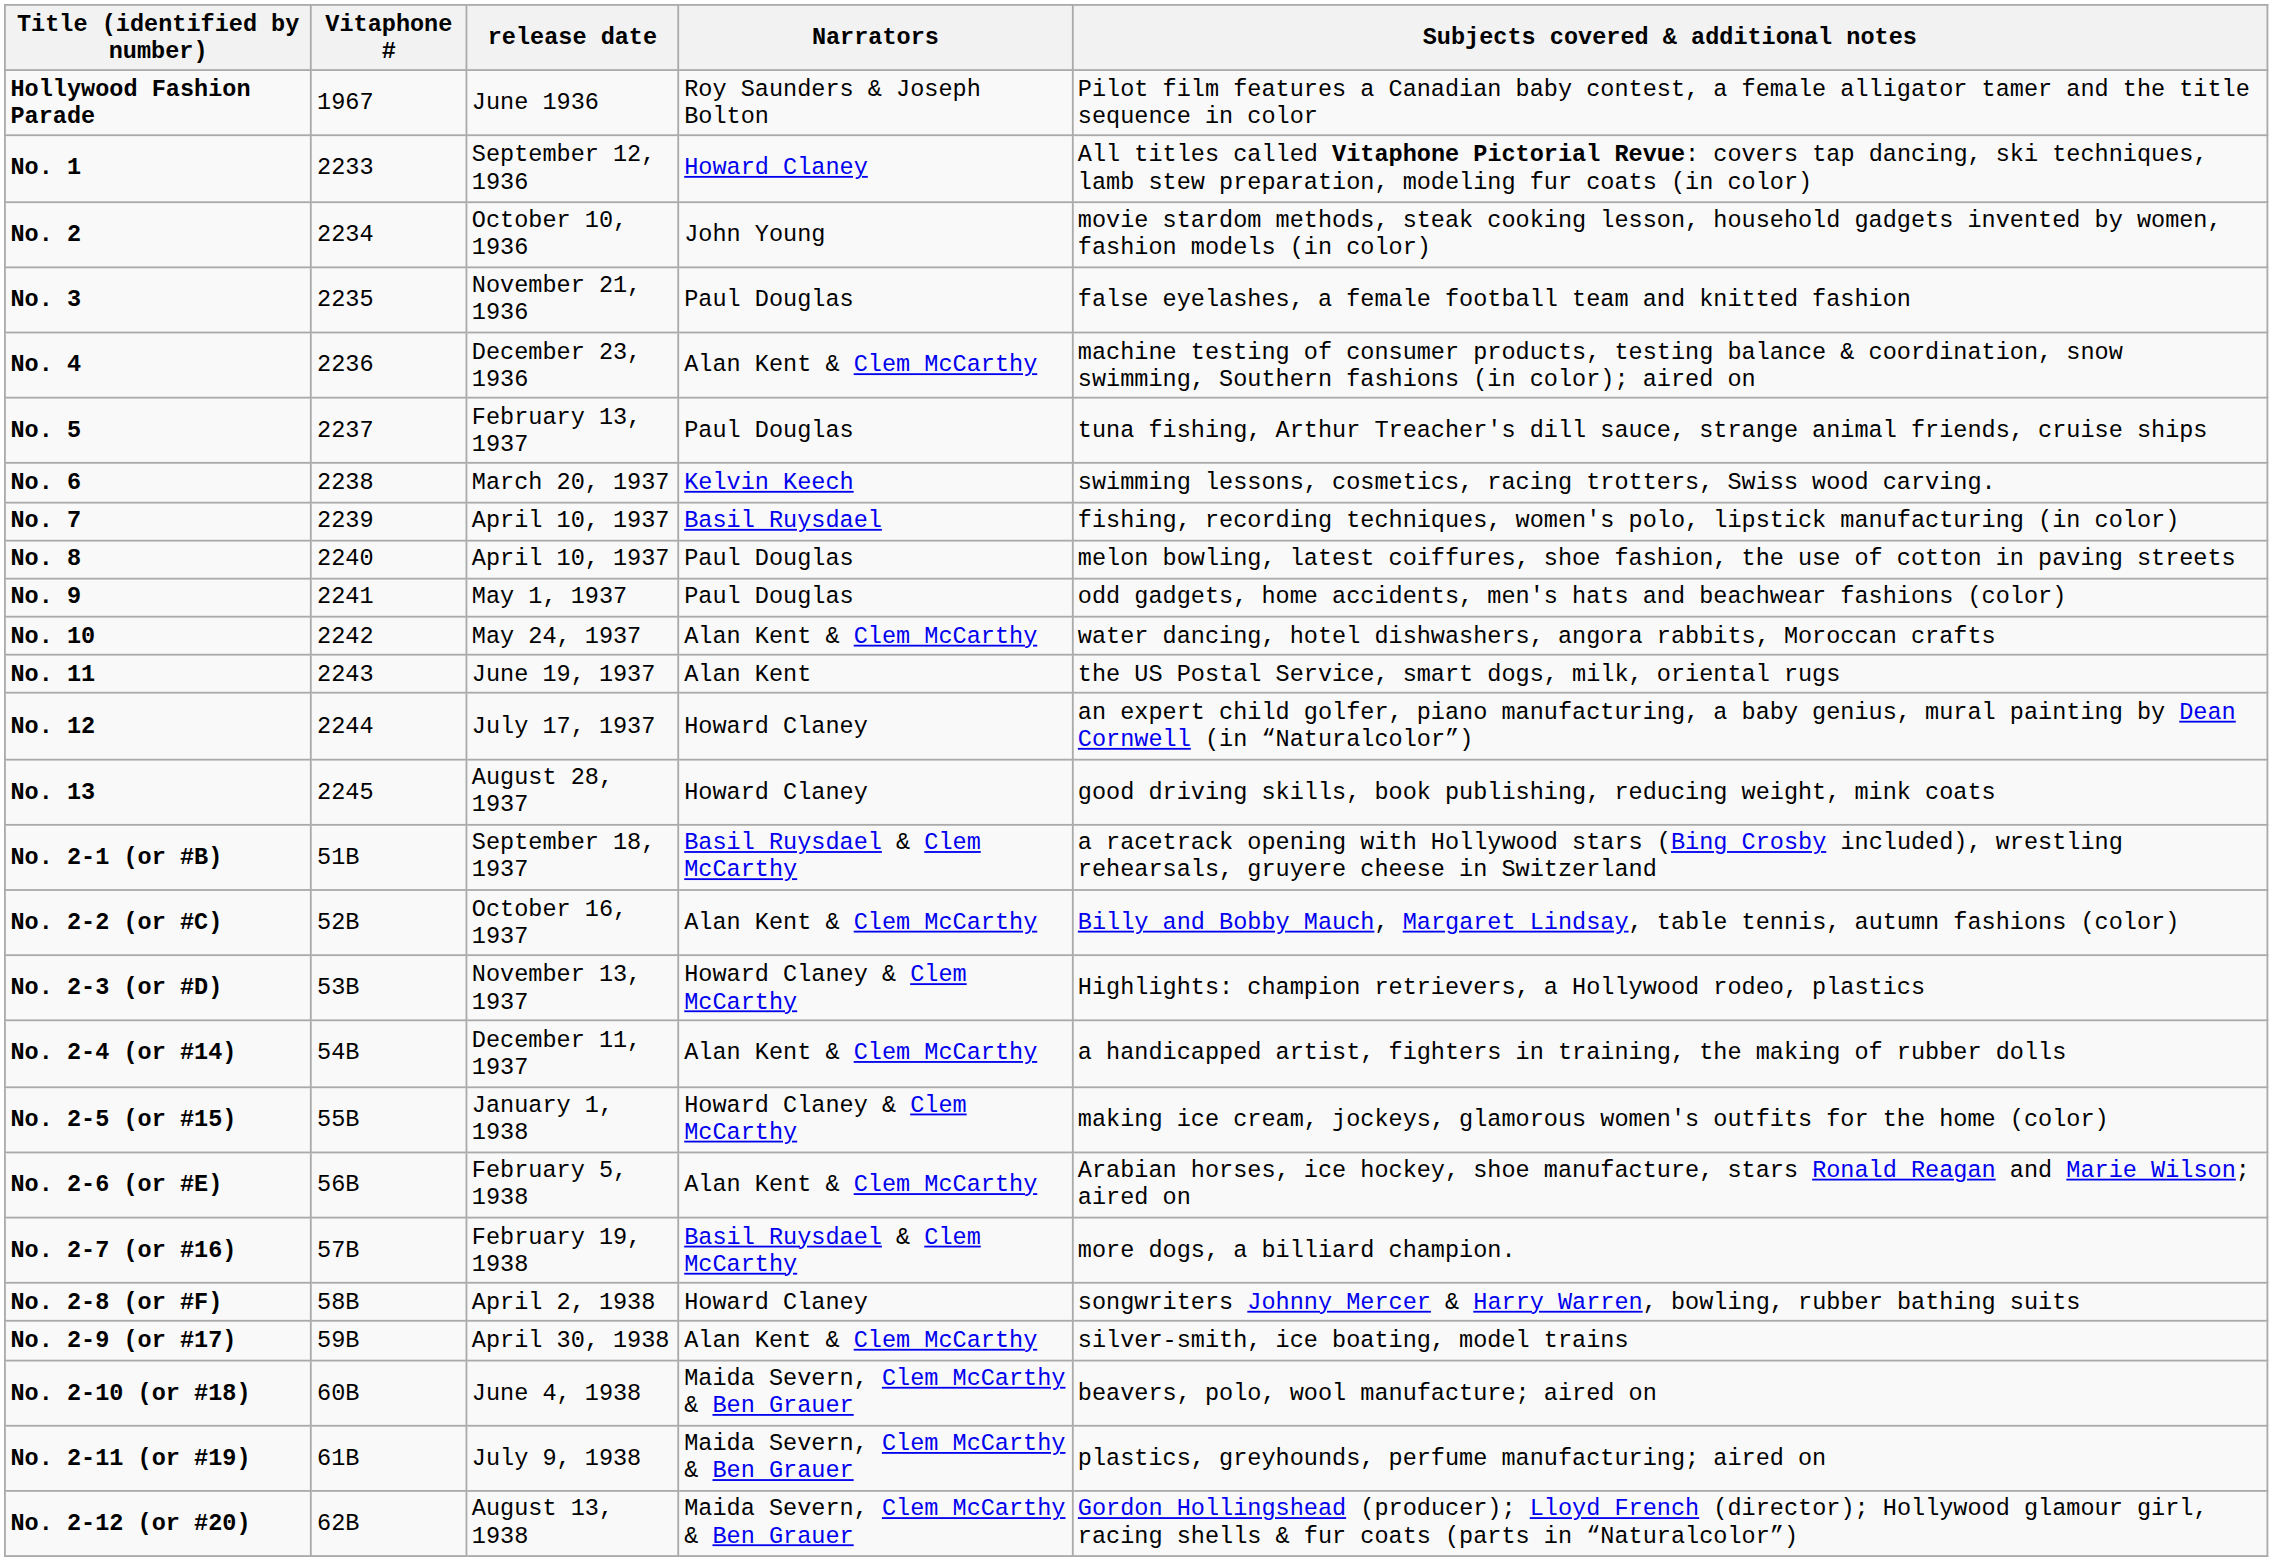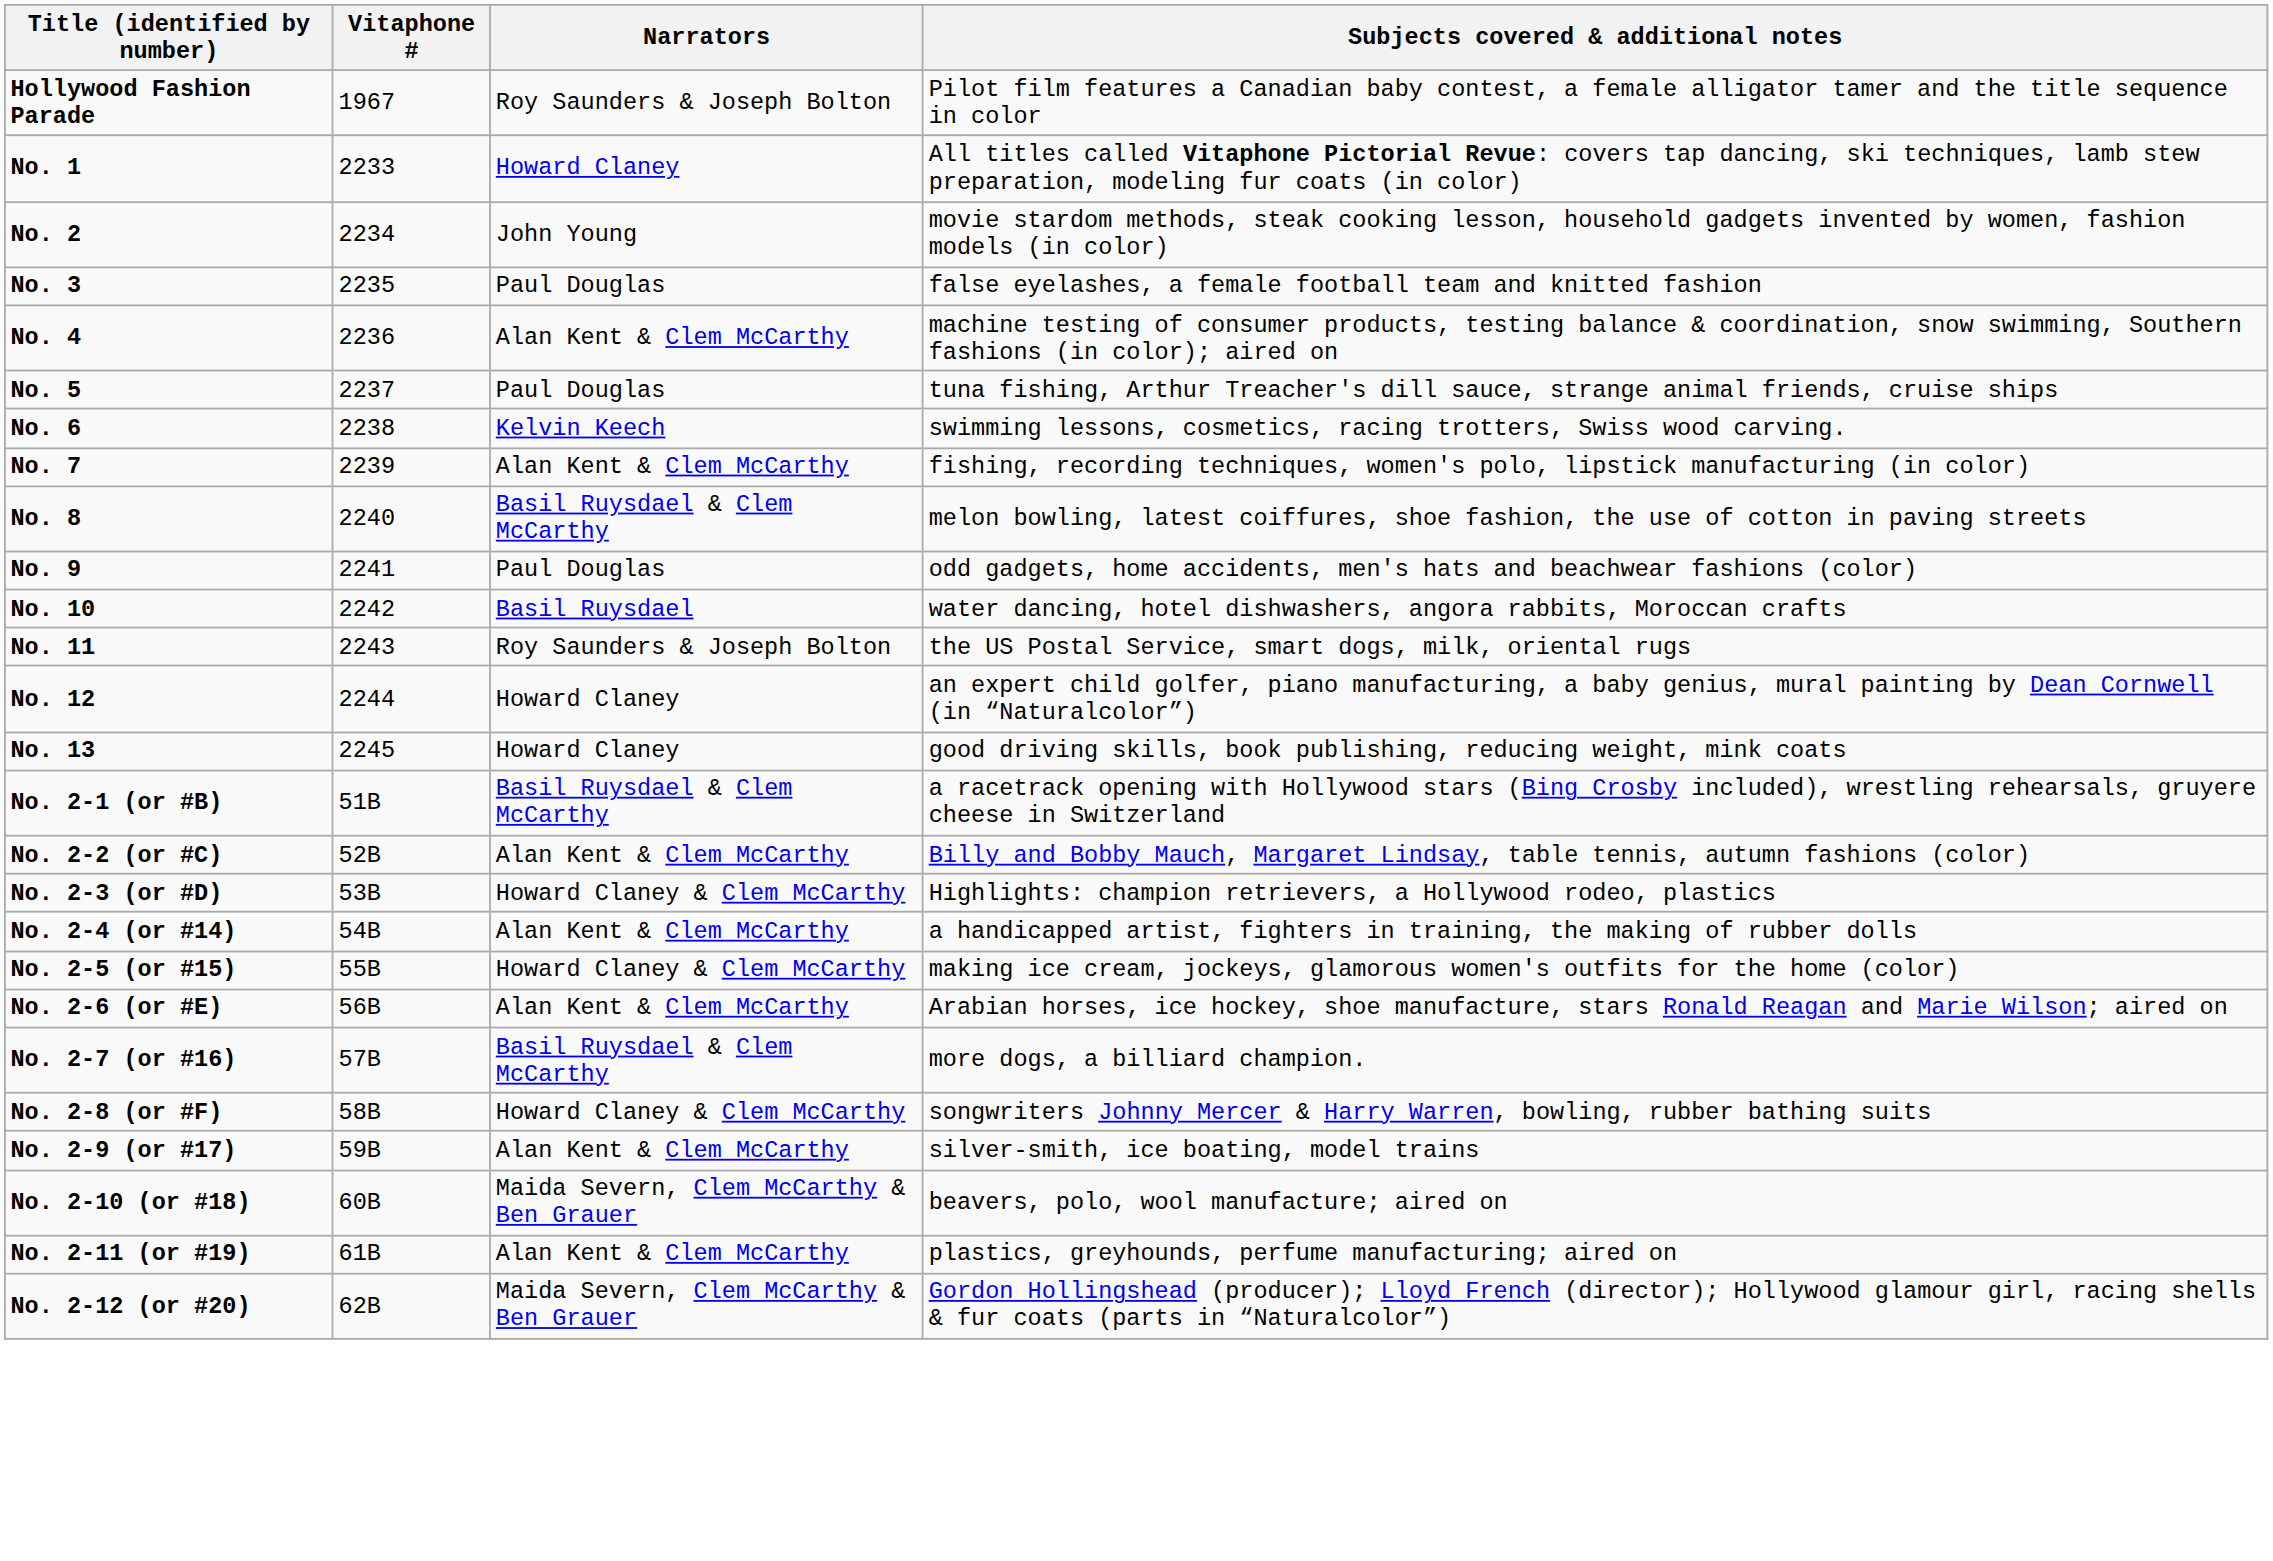- column: (572, 38)
(783, 521) Basil Ruysdael -> (672, 467) Alan Kent & Clem McCarthy
(769, 559) Paul Douglas -> (644, 519) Basil Ruysdael & Clem McCarthy
(861, 636) Alan Kent & Clem McCarthy -> (595, 609) Basil Ruysdael
(748, 674) Alan Kent -> (694, 647) Roy Saunders & Joseph Bolton
(776, 1302) Howard Claney -> (701, 1112) Howard Claney & Clem McCarthy
(875, 1458) Maida Severn, Clem McCarthy & Ben Grauer -> (672, 1254) Alan Kent & Clem McCarthy
